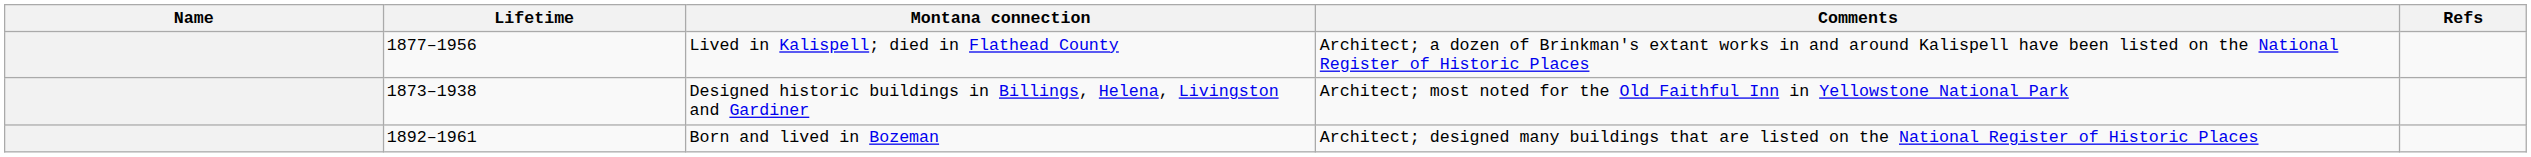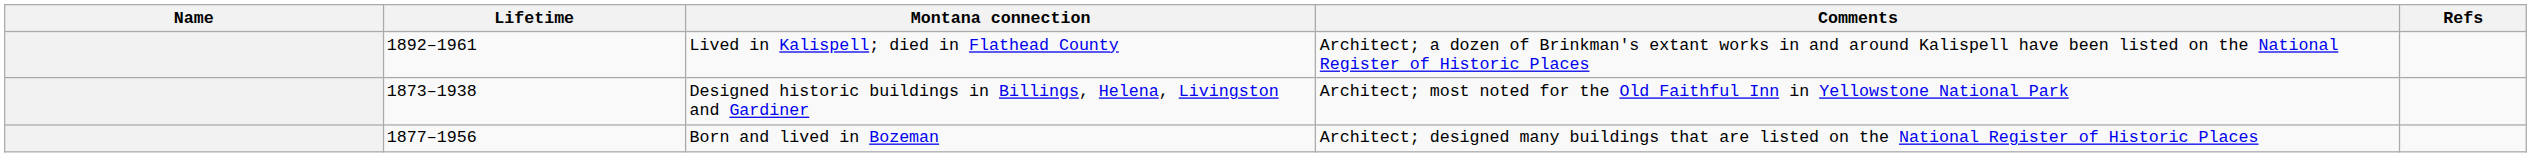(432, 45) 1877–1956 -> (432, 45) 1892–1961
(432, 138) 1892–1961 -> (432, 138) 1877–1956
